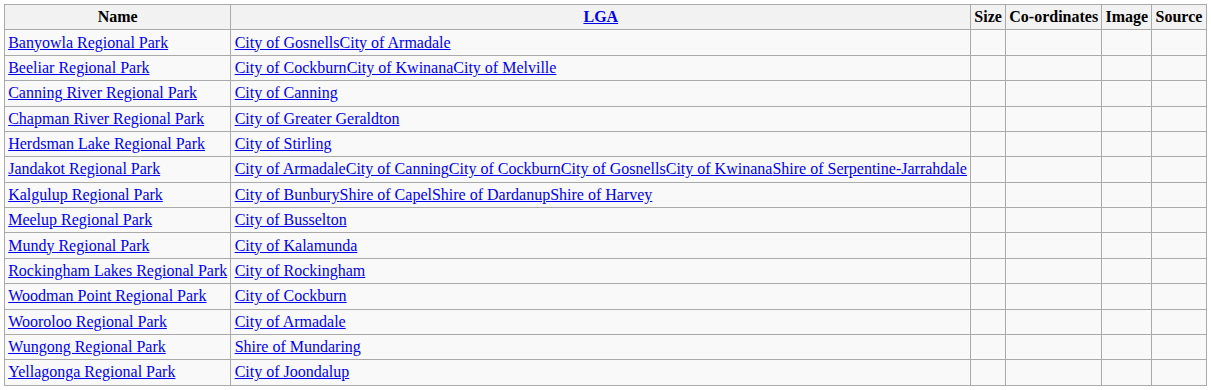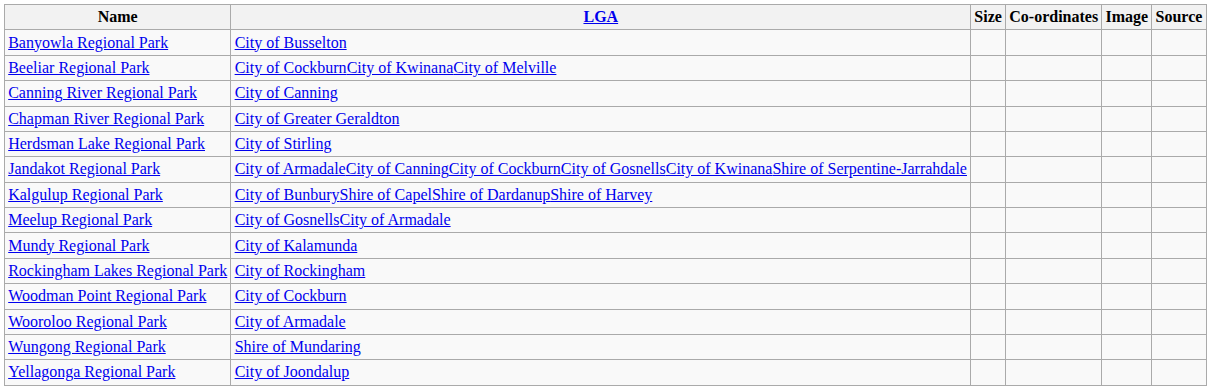(343, 42) City of GosnellsCity of Armadale -> (291, 42) City of Busselton
(291, 220) City of Busselton -> (343, 220) City of GosnellsCity of Armadale
